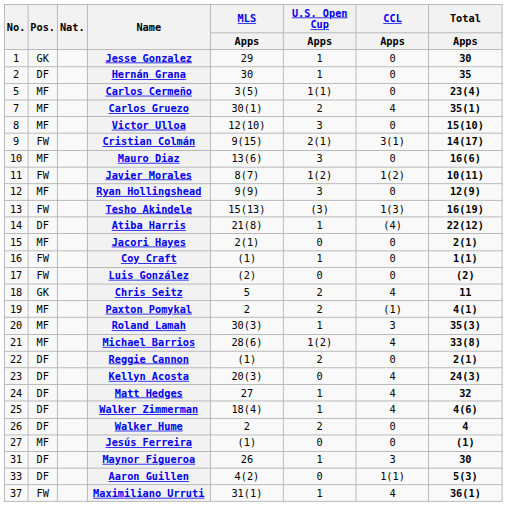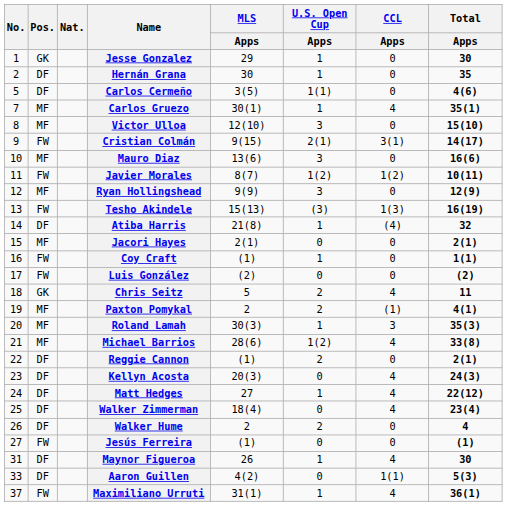(43, 92) MF -> (43, 92) DF
(465, 92) 23(4) -> (465, 92) 4(6)
(320, 108) 2 -> (320, 108) 1
(465, 225) 22(12) -> (465, 225) 32
(465, 393) 32 -> (465, 393) 22(12)
(320, 410) 1 -> (320, 410) 0
(465, 410) 4(6) -> (465, 410) 23(4)
(43, 443) MF -> (43, 443) FW
(393, 460) 3 -> (393, 460) 4
